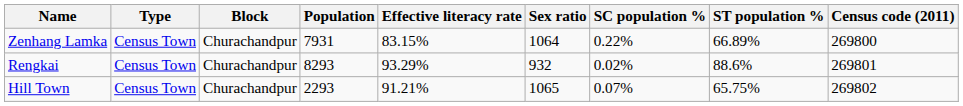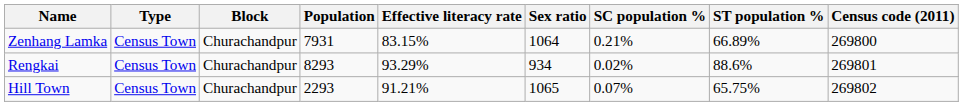(613, 40) 0.22% -> (613, 40) 0.21%
(540, 64) 932 -> (540, 64) 934
